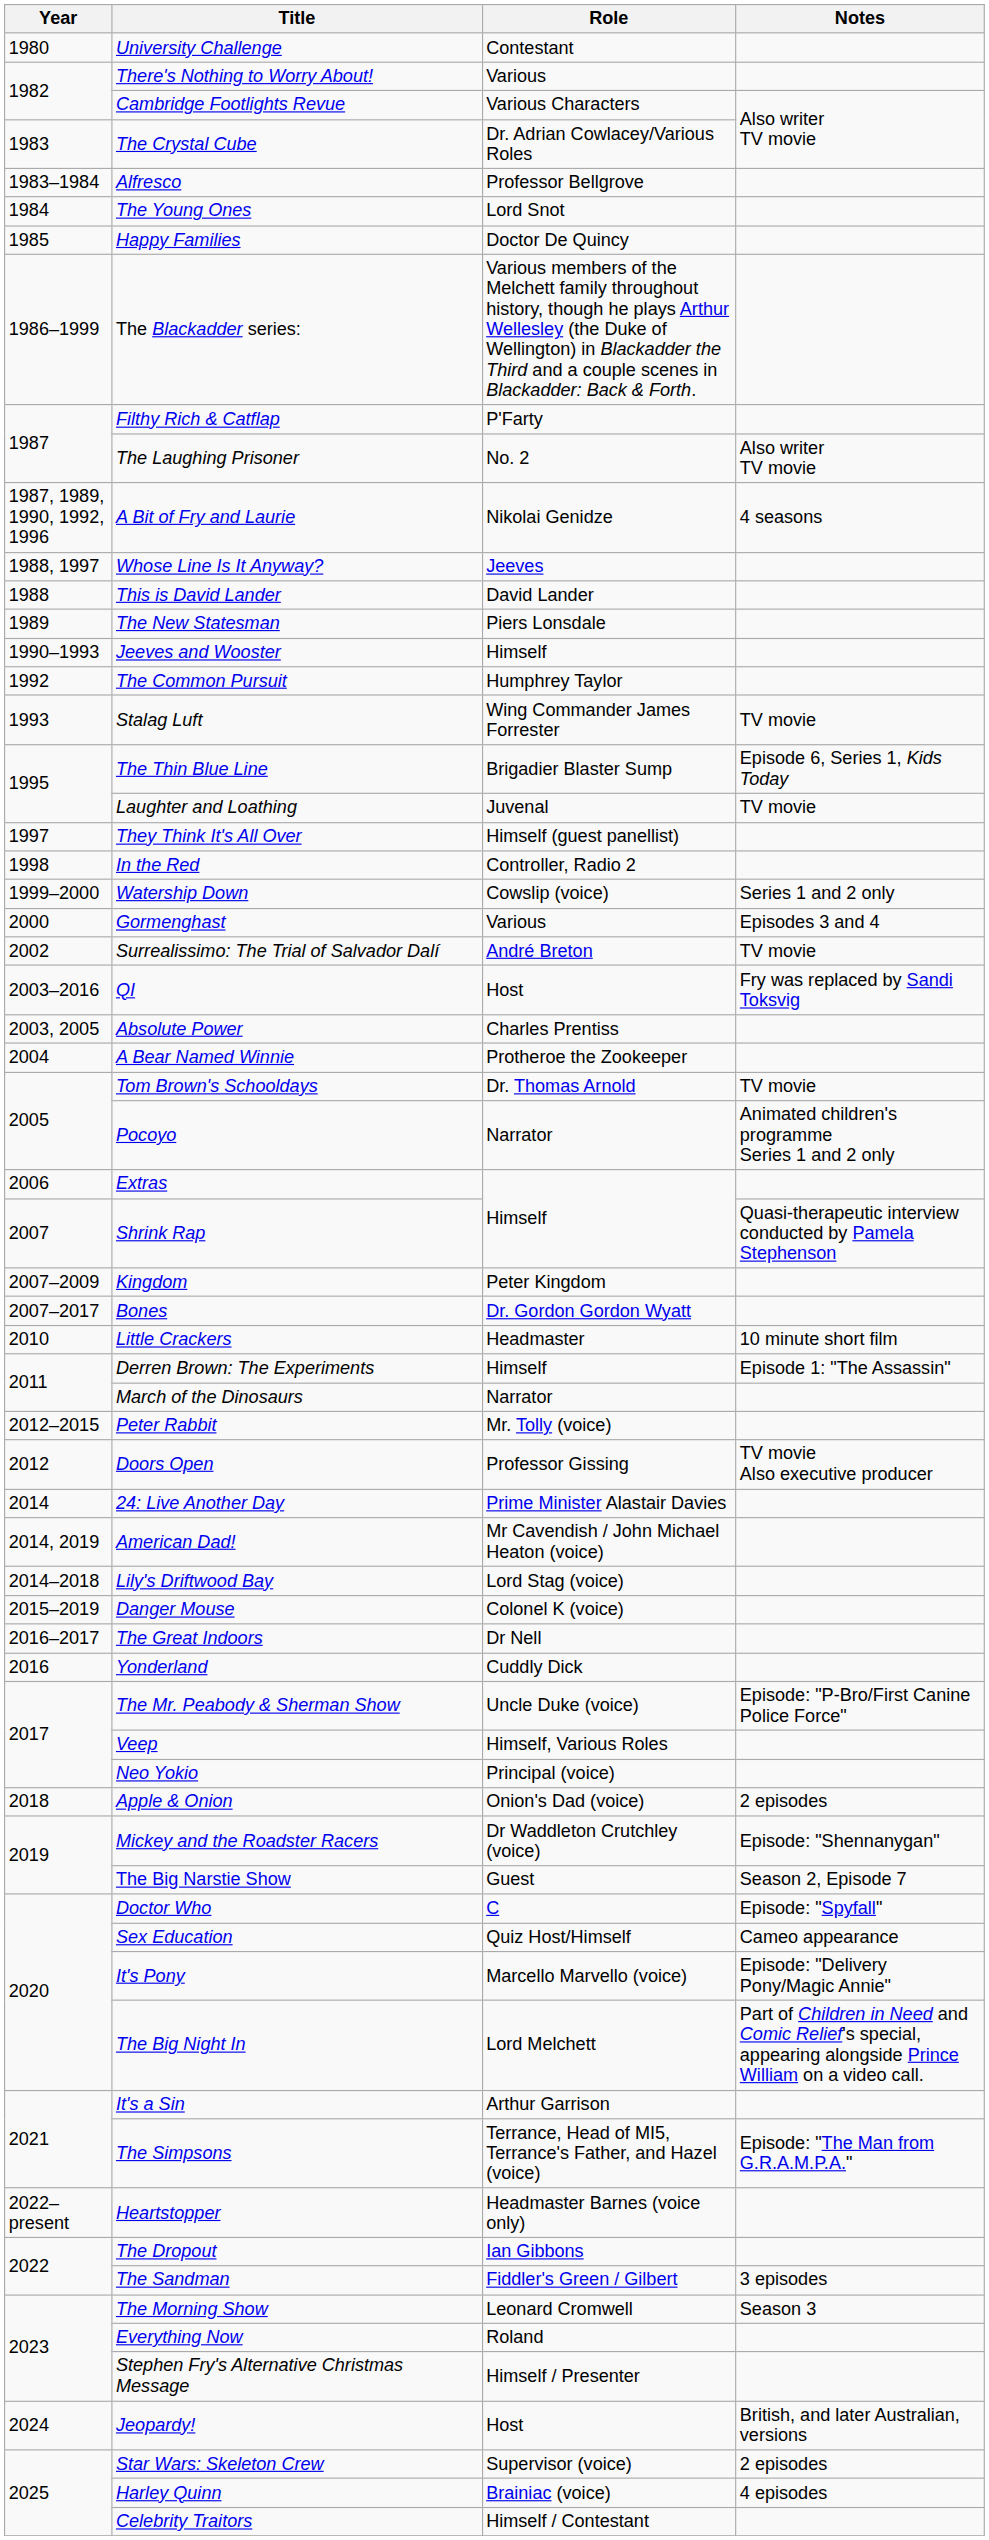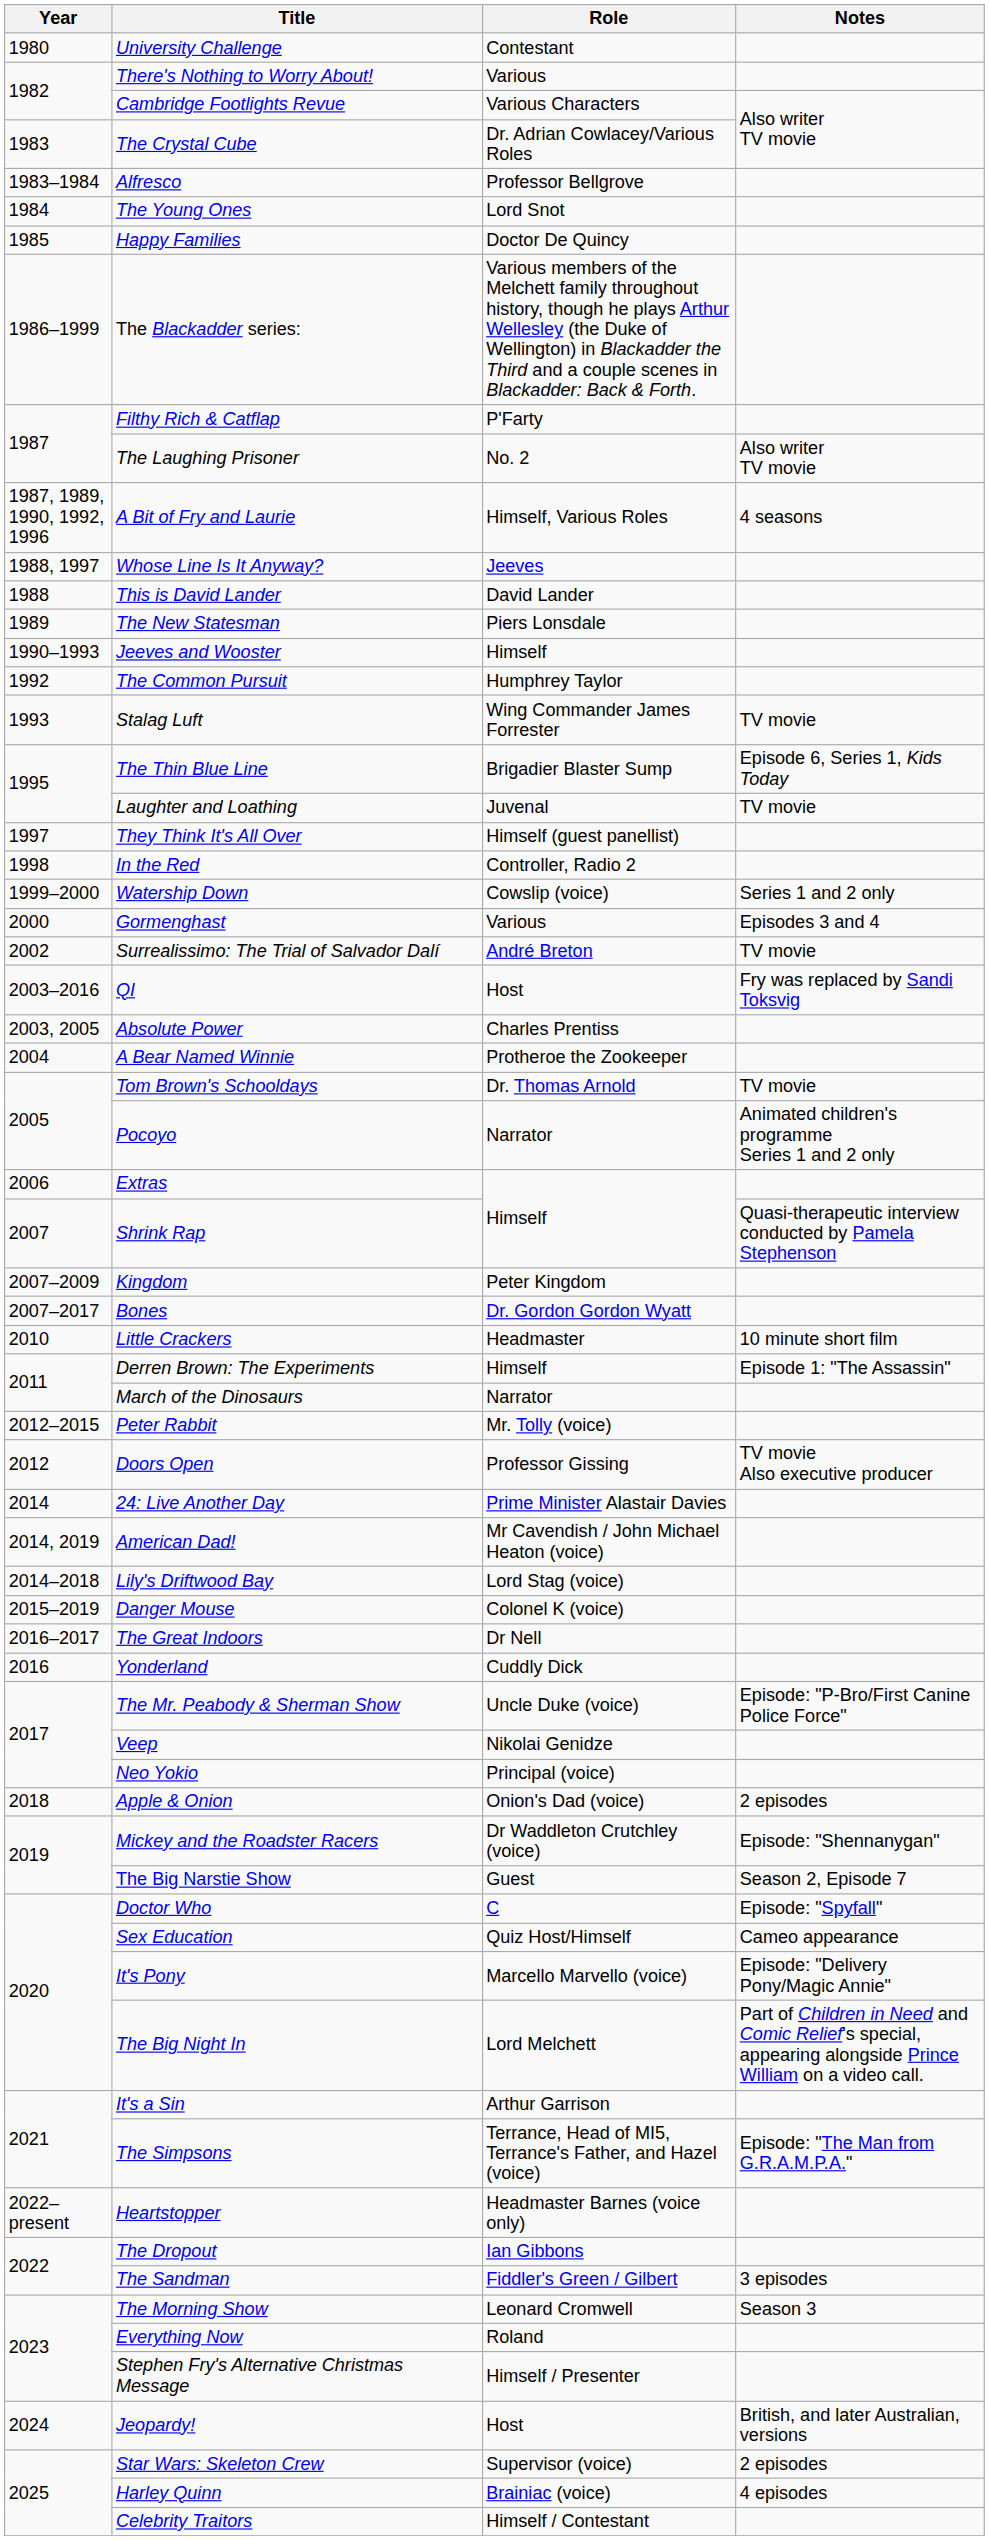(549, 517) Nikolai Genidze -> (577, 517) Himself, Various Roles
(577, 1744) Himself, Various Roles -> (549, 1744) Nikolai Genidze
